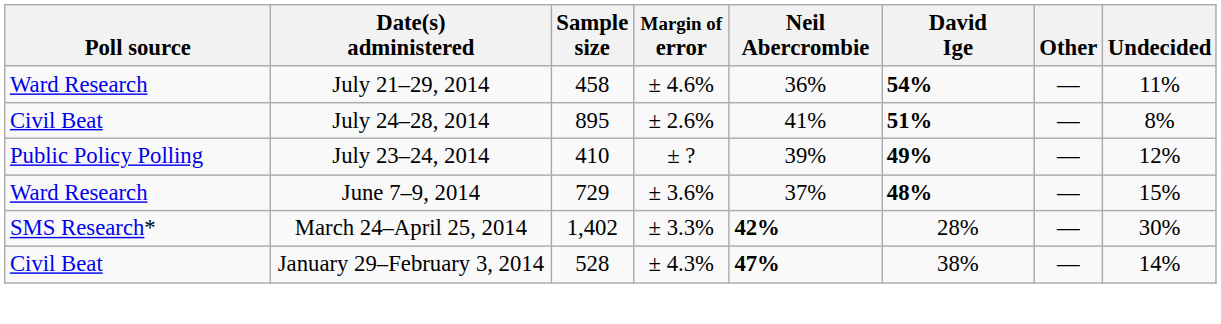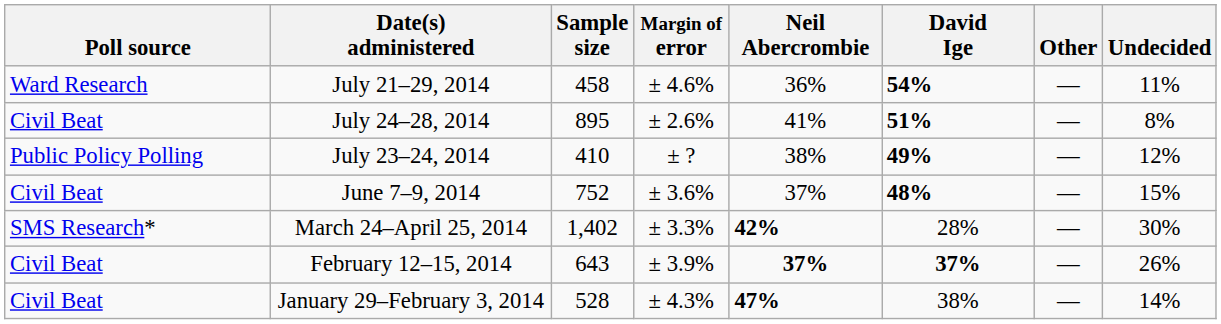(805, 156) 39% -> (805, 156) 38%
(79, 192) Ward Research -> (56, 192) Civil Beat
(592, 192) 729 -> (592, 192) 752
+ row: (411, 264)
